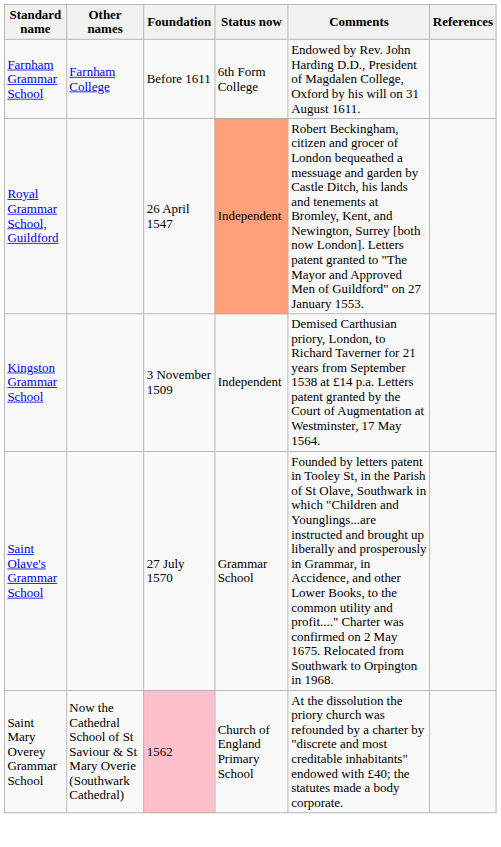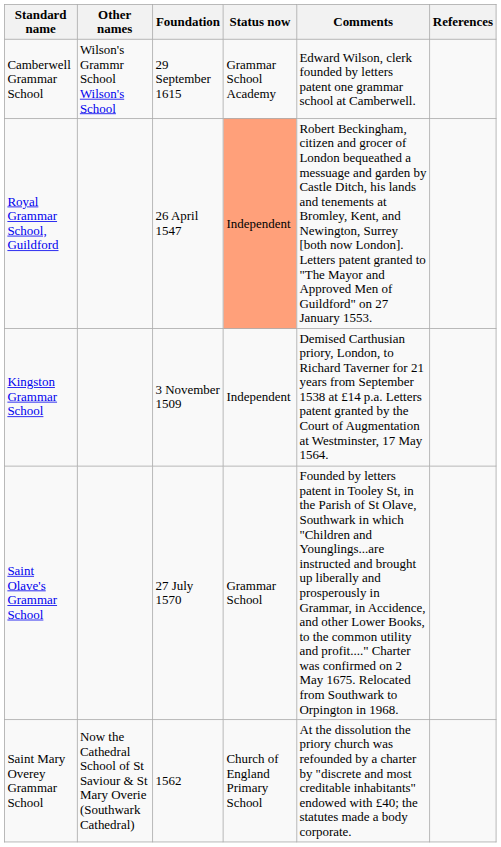+ row: (39, 79)
- row: (32, 79)
(160, 751) pink background -> (168, 780) no background
